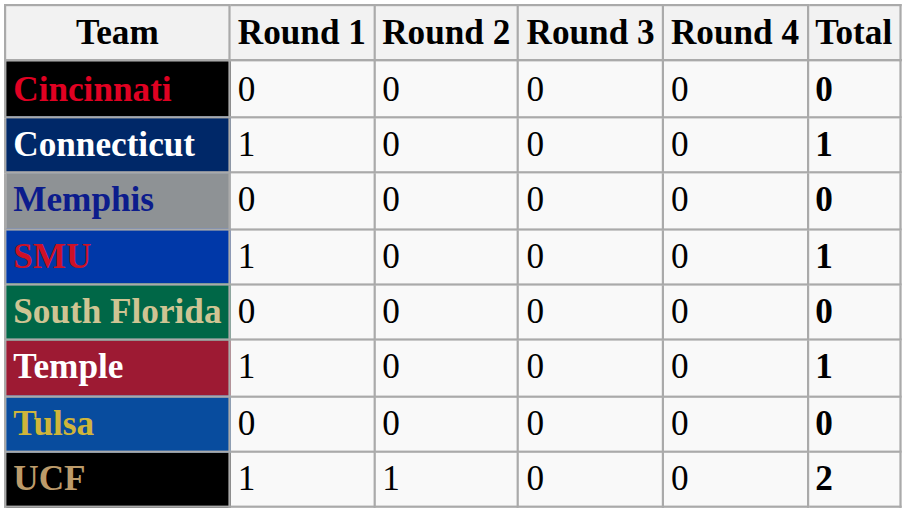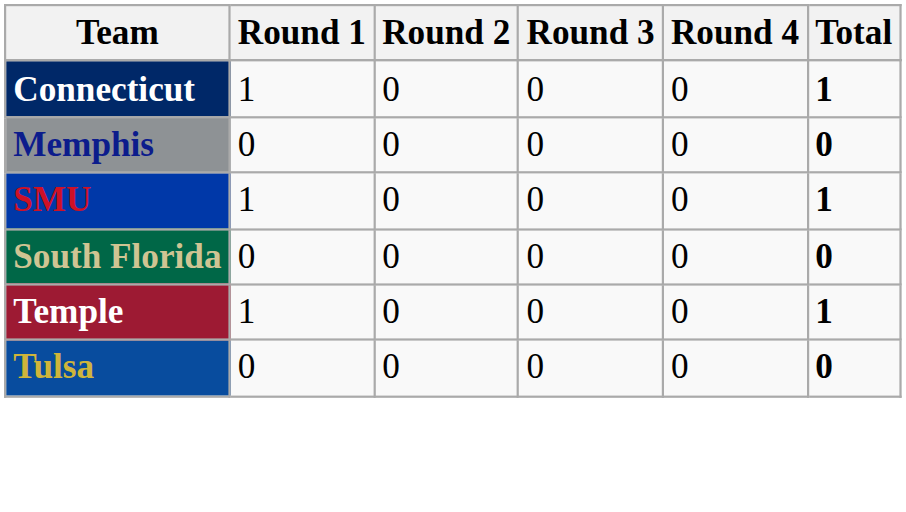- row: (92, 88)
- row: (49, 479)
